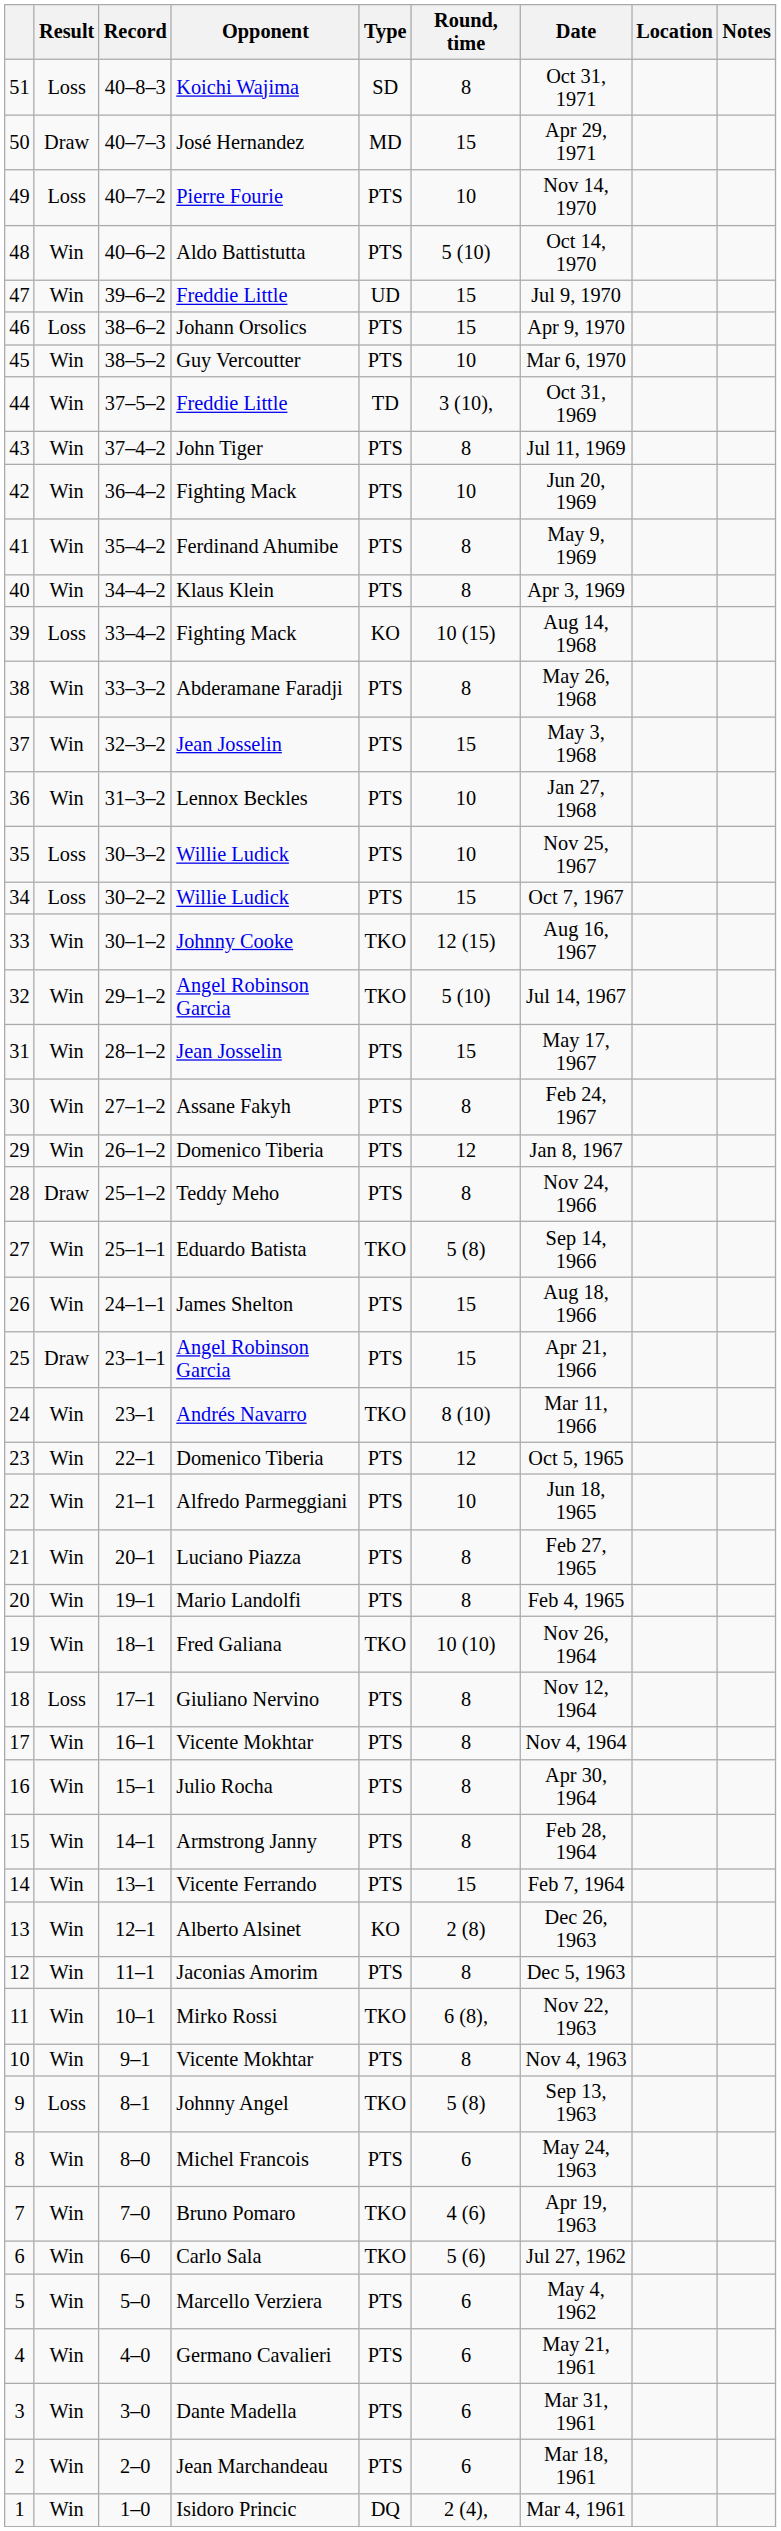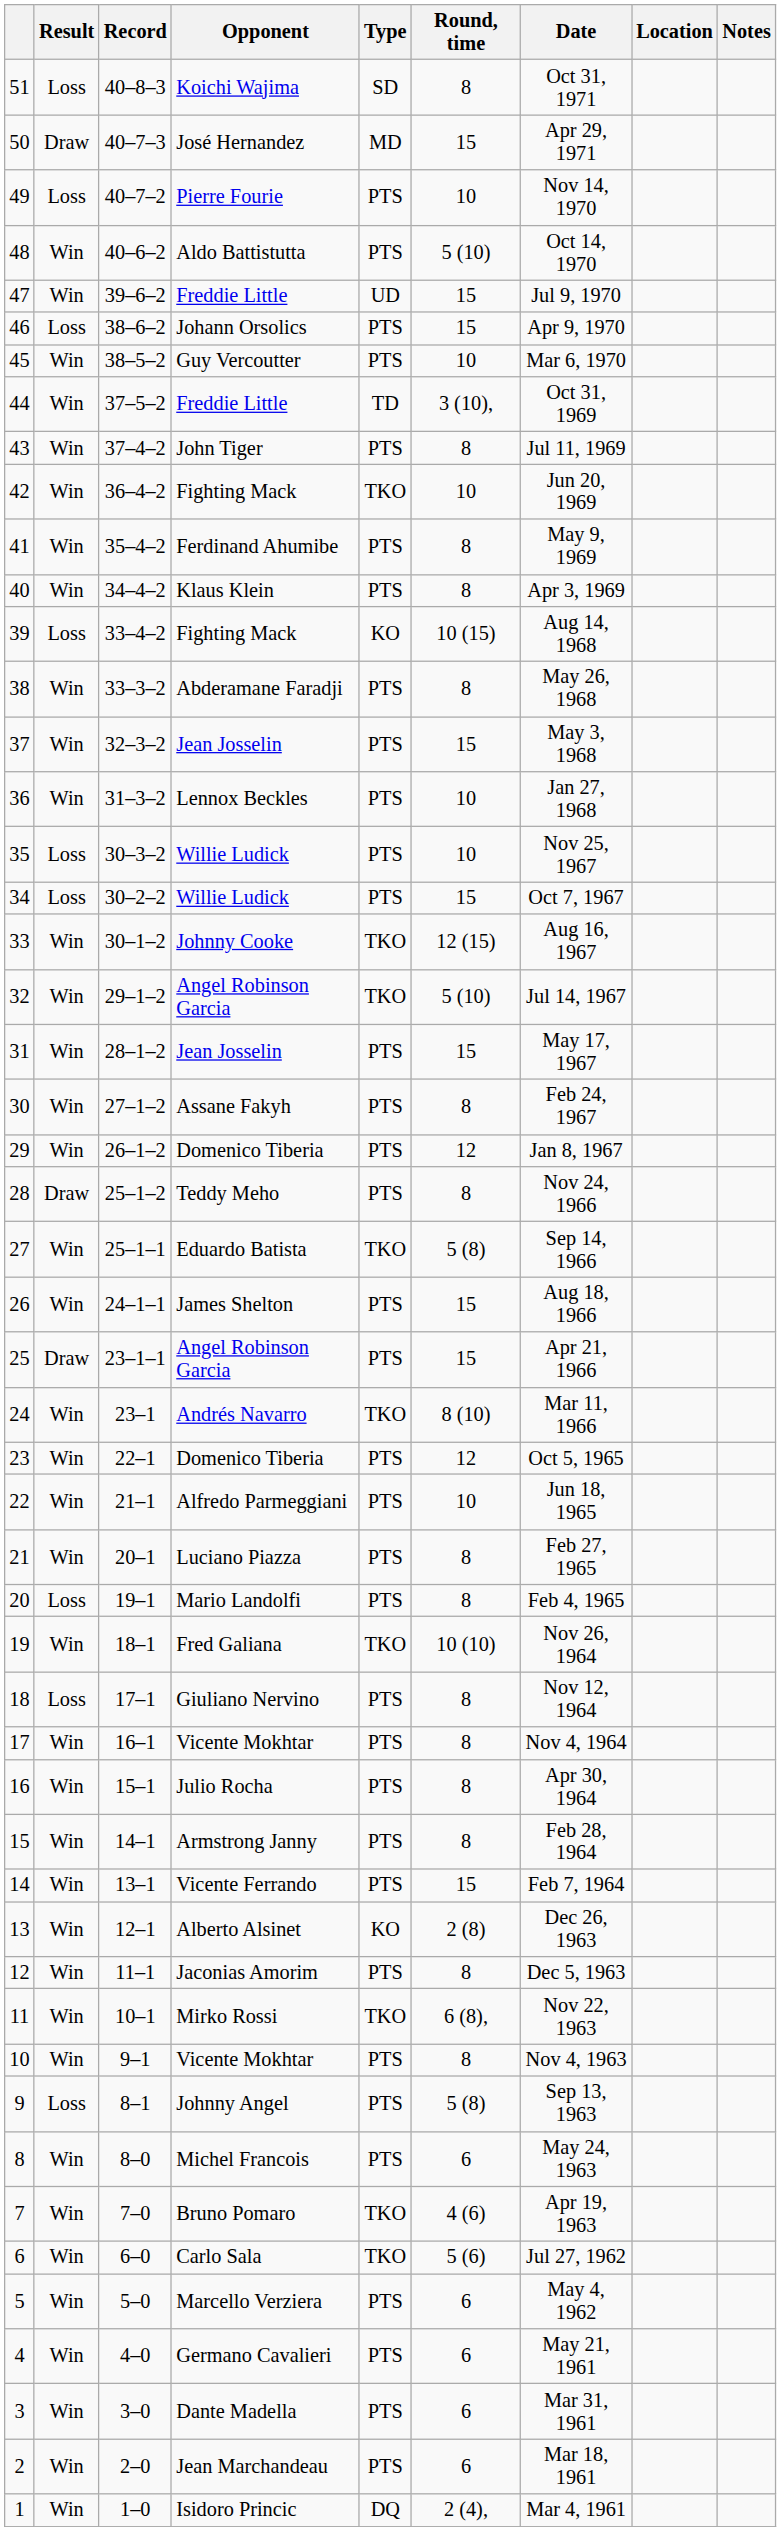(385, 491) PTS -> (385, 491) TKO
(67, 1600) Win -> (67, 1600) Loss
(385, 2103) TKO -> (385, 2103) PTS
